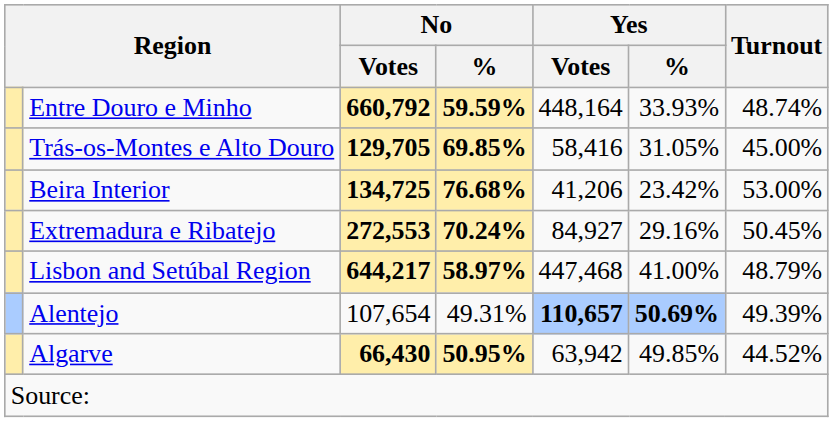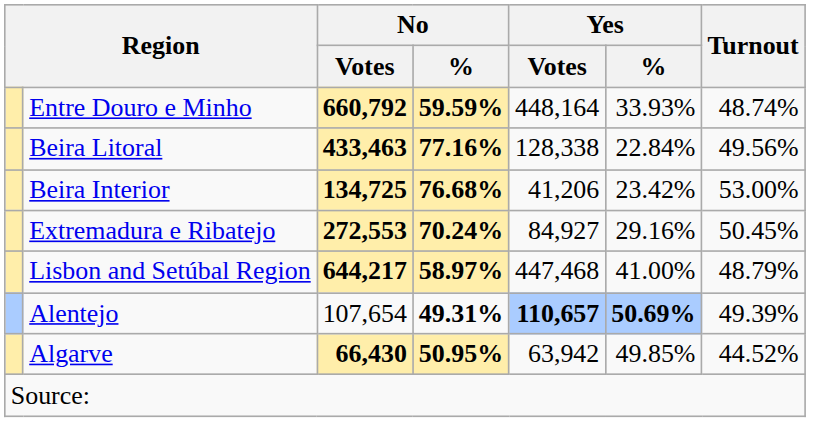- row: (182, 148)
+ row: (96, 148)
(487, 312) normal -> (461, 312) bold
